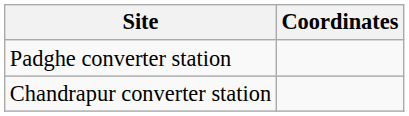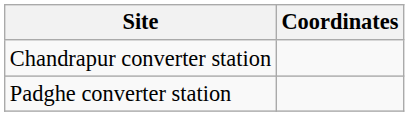rows swapped: (140, 93) <-> (121, 57)
